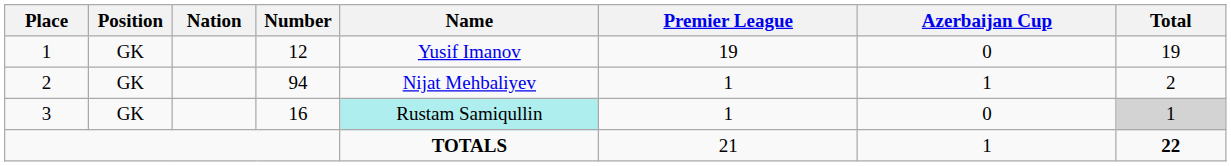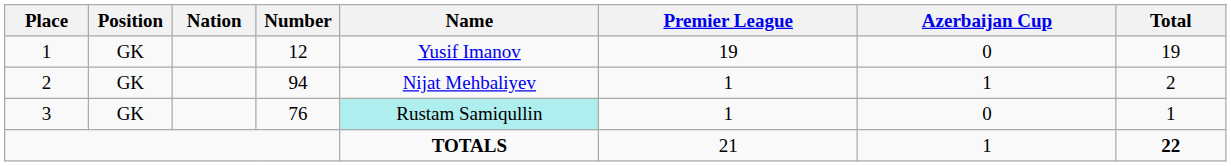(298, 114) 16 -> (298, 114) 76
(1171, 114) lightgrey background -> (1171, 114) no background
